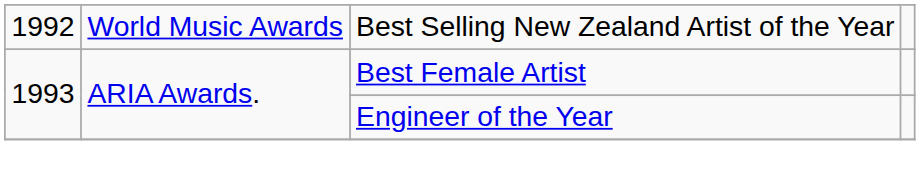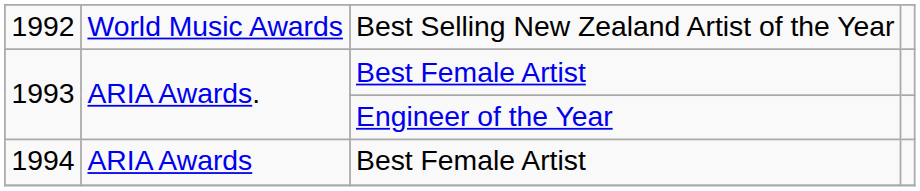+ row: (43, 161)
